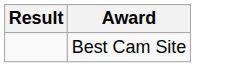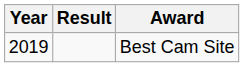+ column: (29, 18)
